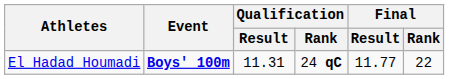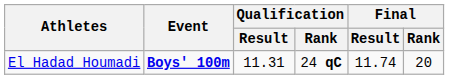(376, 62) 11.77 -> (376, 62) 11.74
(424, 62) 22 -> (424, 62) 20
